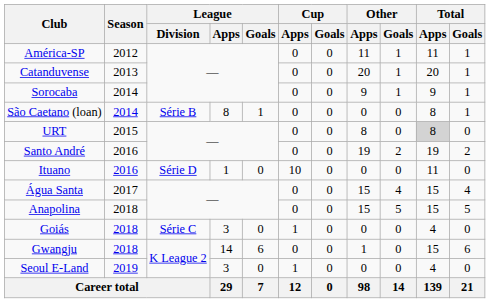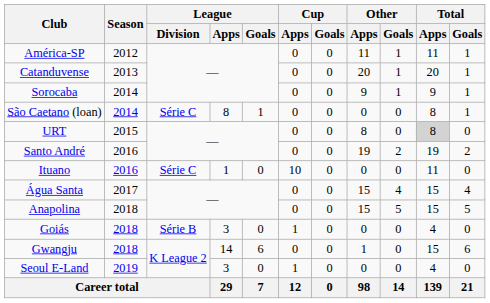(178, 111) Série B -> (178, 111) Série C
(178, 170) Série D -> (178, 170) Série C
(178, 229) Série C -> (178, 229) Série B
